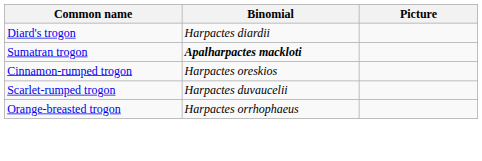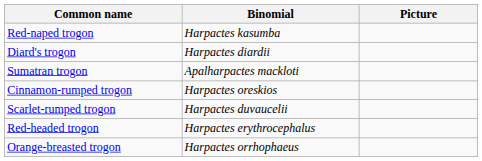+ row: (50, 33)
(243, 52) bold -> (242, 71) normal
+ row: (53, 128)
